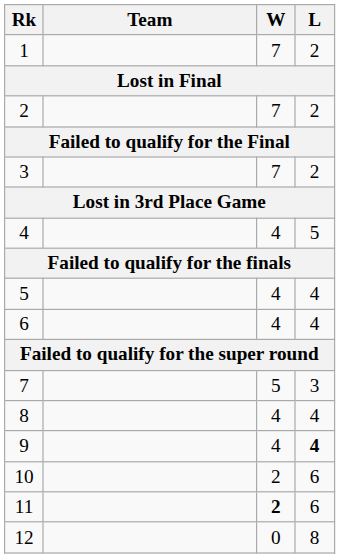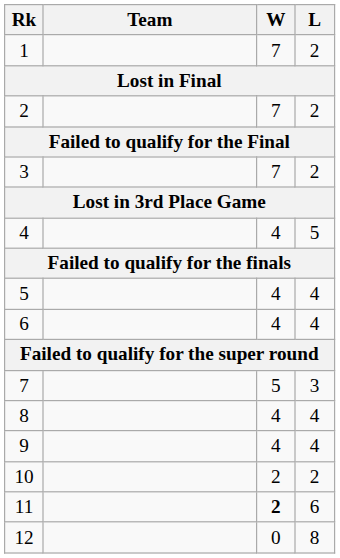(315, 446) bold -> (315, 446) normal
(315, 476) 6 -> (315, 476) 2
